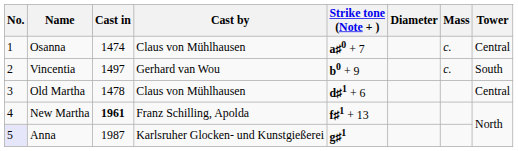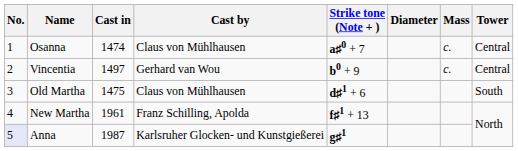(489, 69) South -> (493, 69) Central
(113, 91) 1478 -> (113, 91) 1475
(493, 91) Central -> (489, 91) South
(113, 113) bold -> (113, 113) normal
